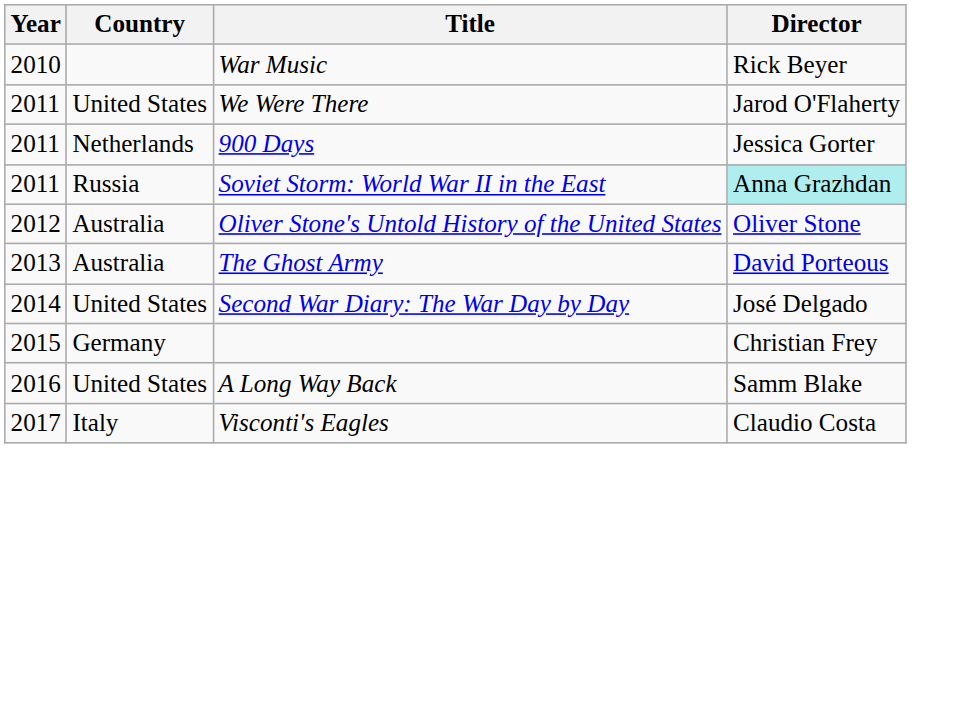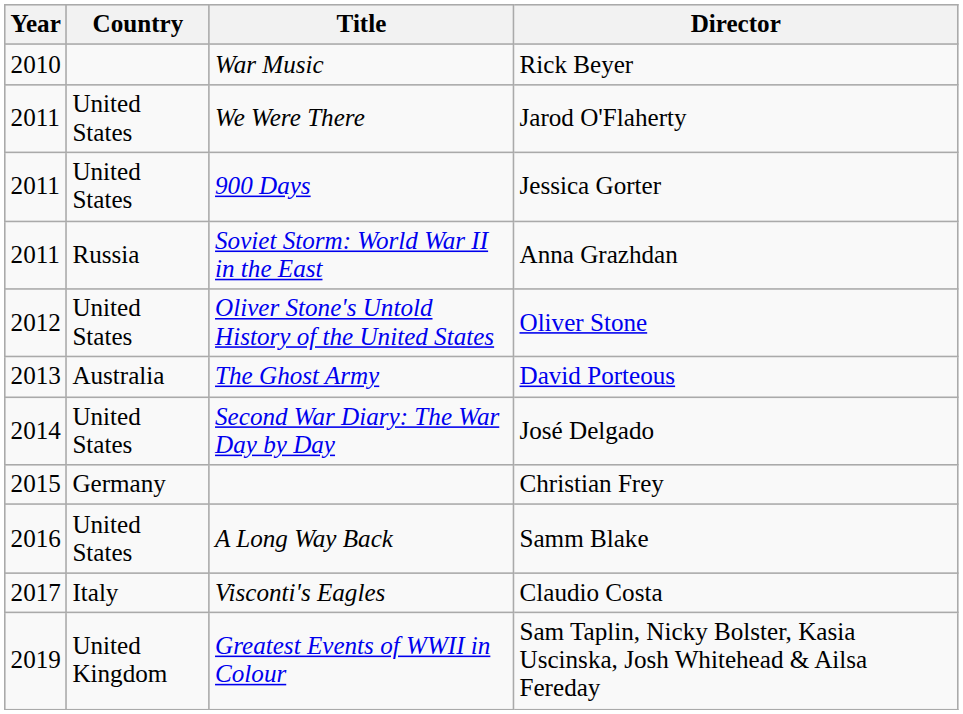(133, 143) Netherlands -> (107, 186) United States
(812, 183) paleturquoise background -> (599, 254) no background
(118, 223) Australia -> (107, 322) United States
+ row: (353, 660)
